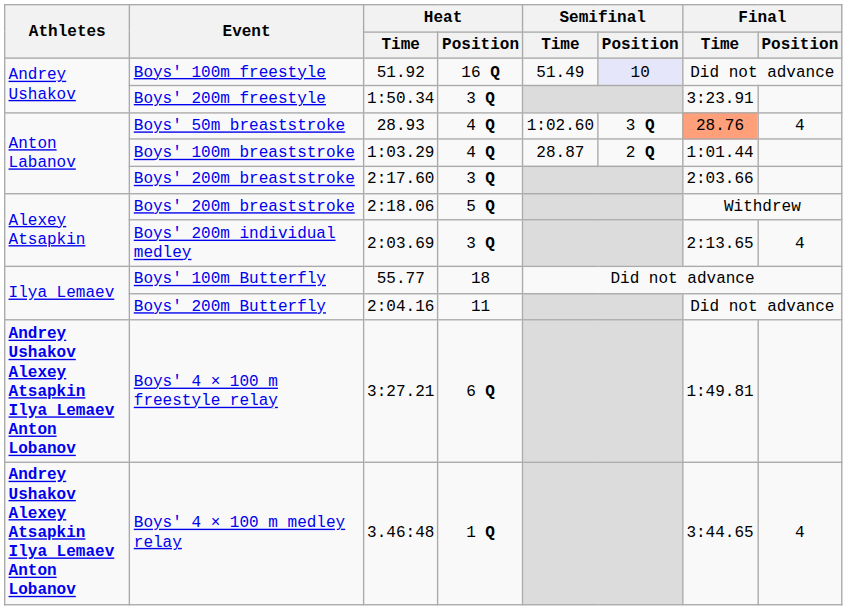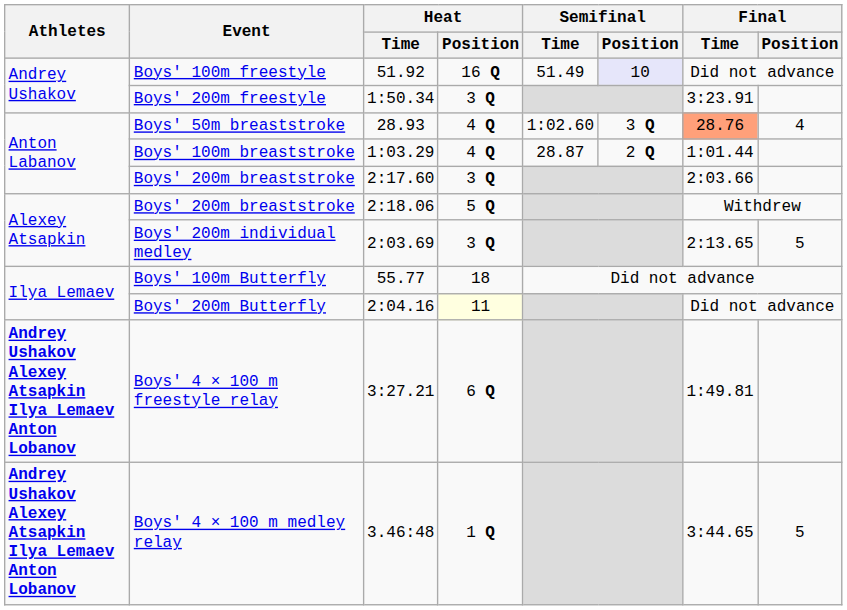(800, 243) 4 -> (800, 243) 5
(481, 306) no background -> (481, 306) lightyellow background
(800, 533) 4 -> (800, 533) 5
